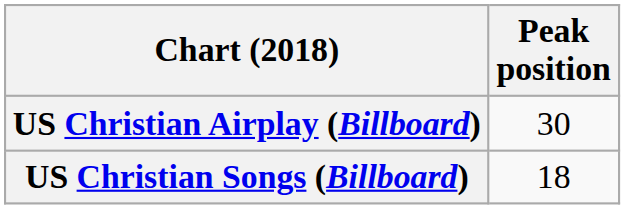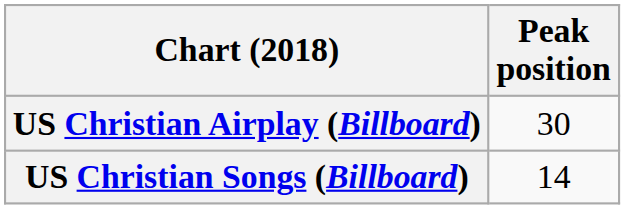(554, 176) 18 -> (554, 176) 14
